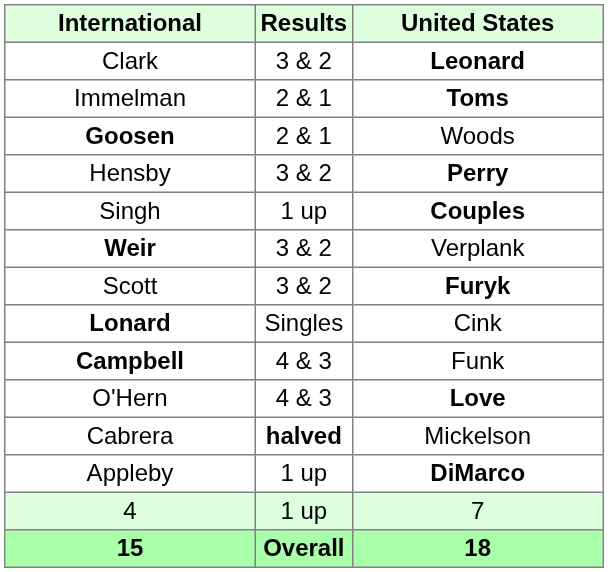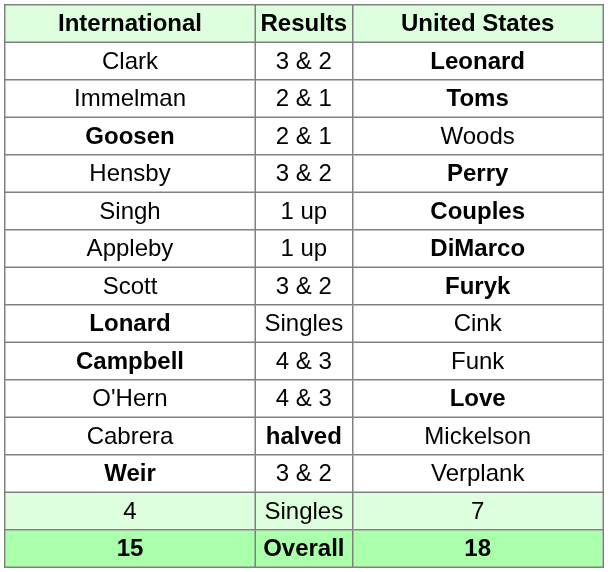rows swapped: (130, 248) <-> (130, 473)
(304, 510) 1 up -> (304, 510) Singles
